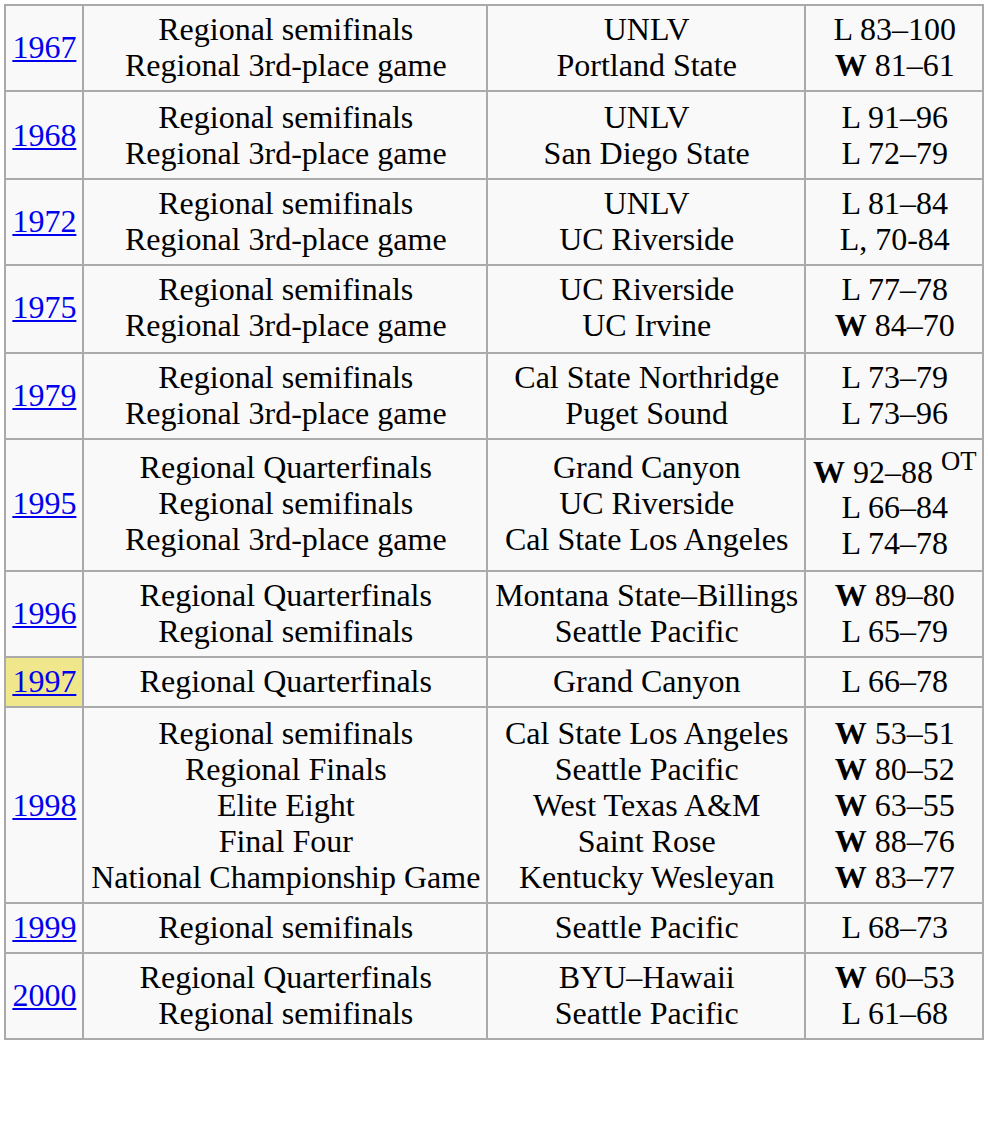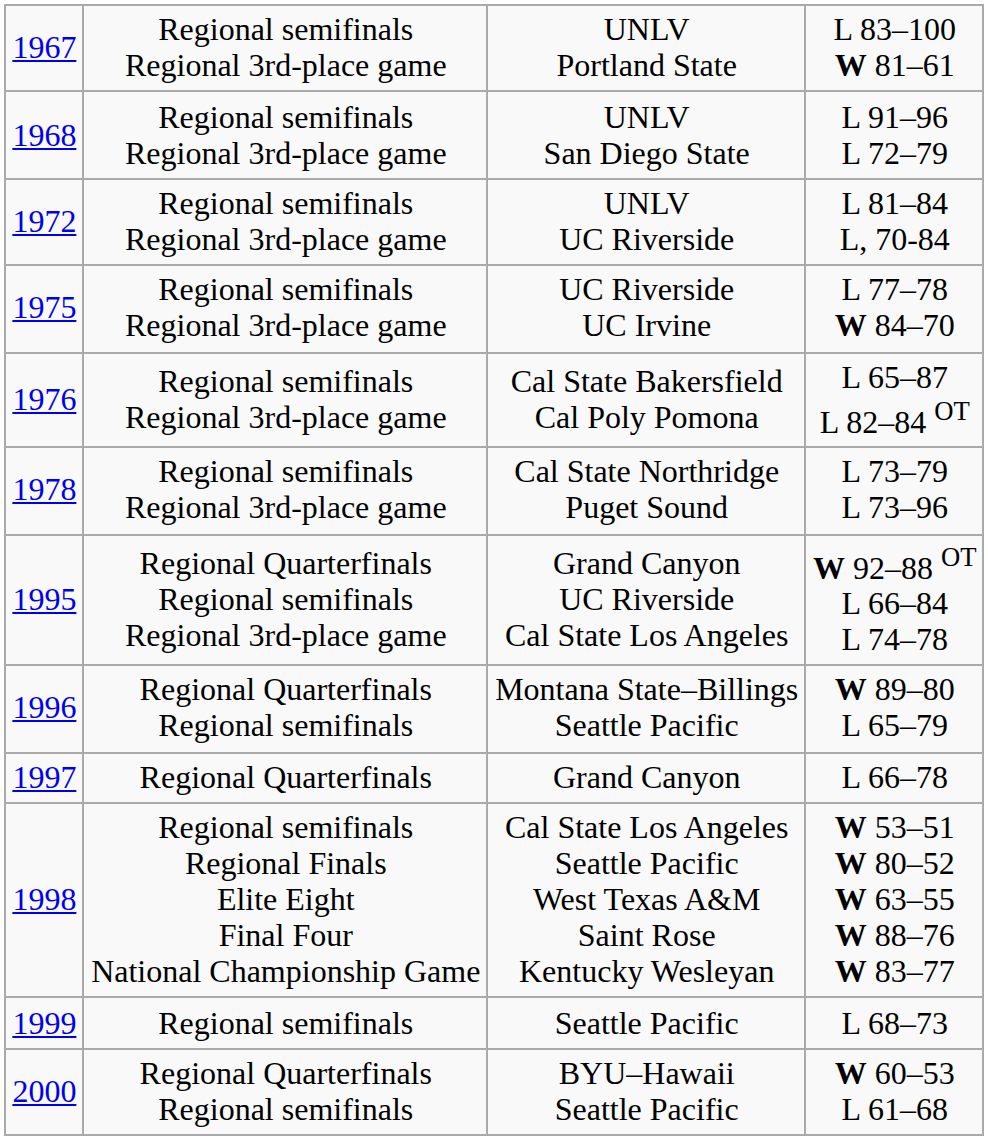+ row: (647, 399)
(44, 394) 1979 -> (44, 490) 1978
(44, 681) khaki background -> (44, 777) no background
